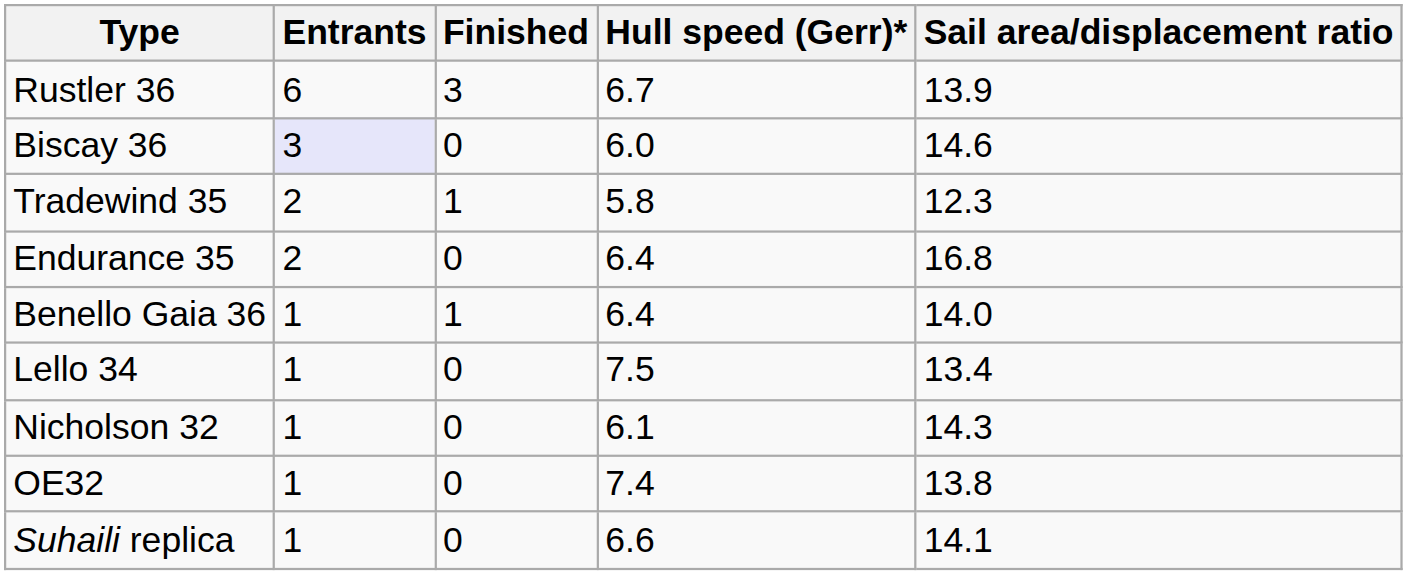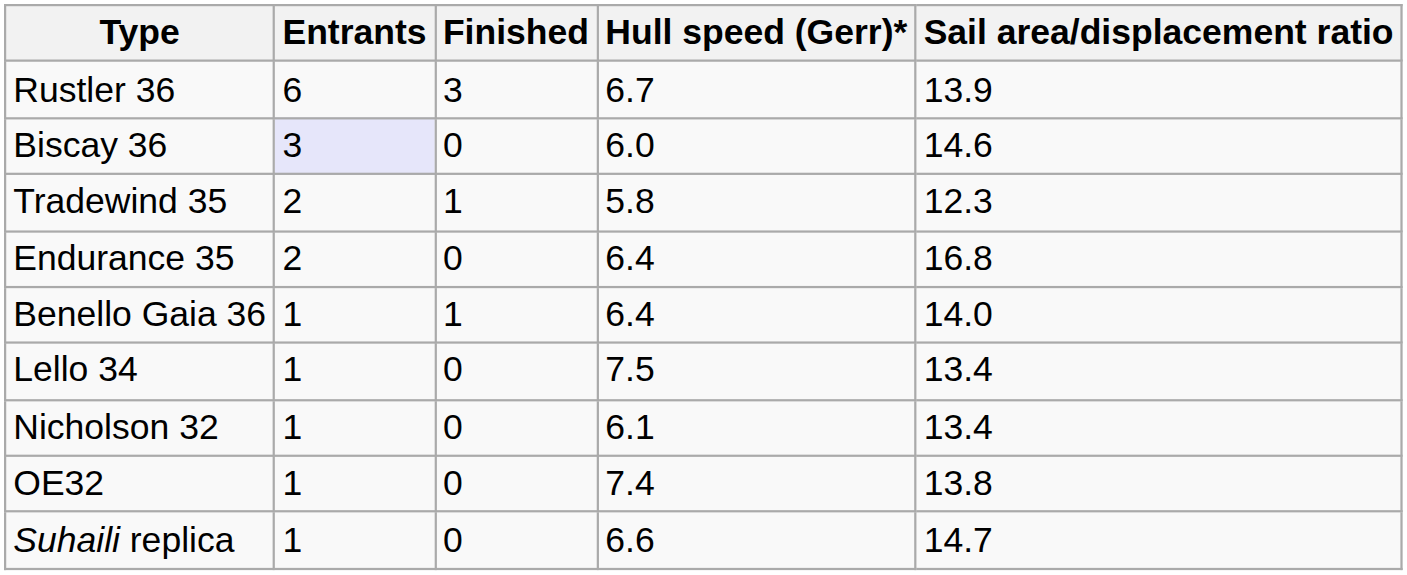(958, 426) 14.3 -> (958, 426) 13.4
(958, 539) 14.1 -> (958, 539) 14.7
